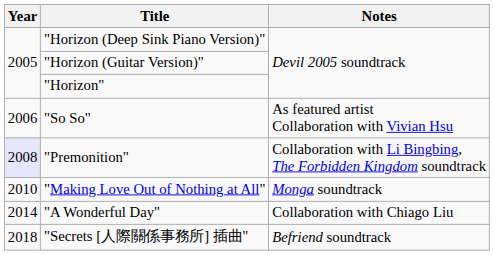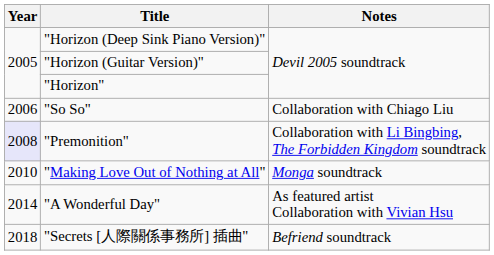(363, 117) As featured artist Collaboration with Vivian Hsu -> (363, 109) Collaboration with Chiago Liu
(363, 212) Collaboration with Chiago Liu -> (363, 204) As featured artist Collaboration with Vivian Hsu
